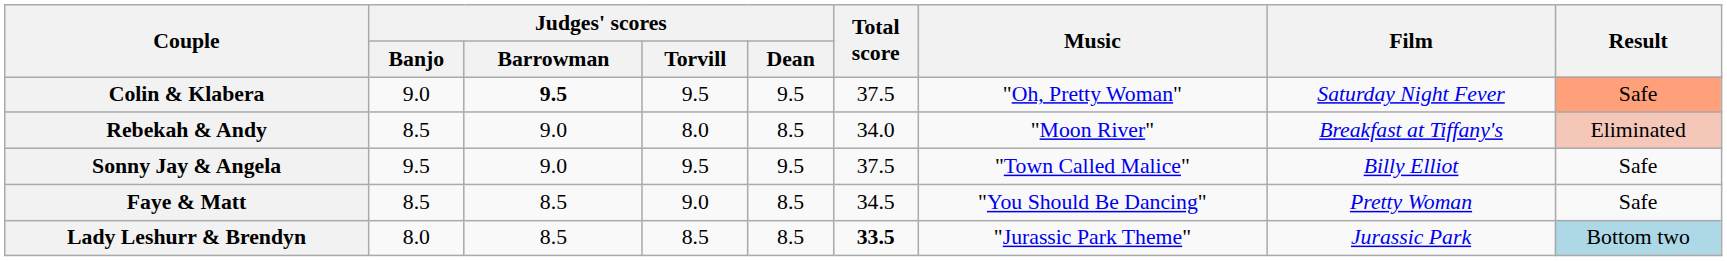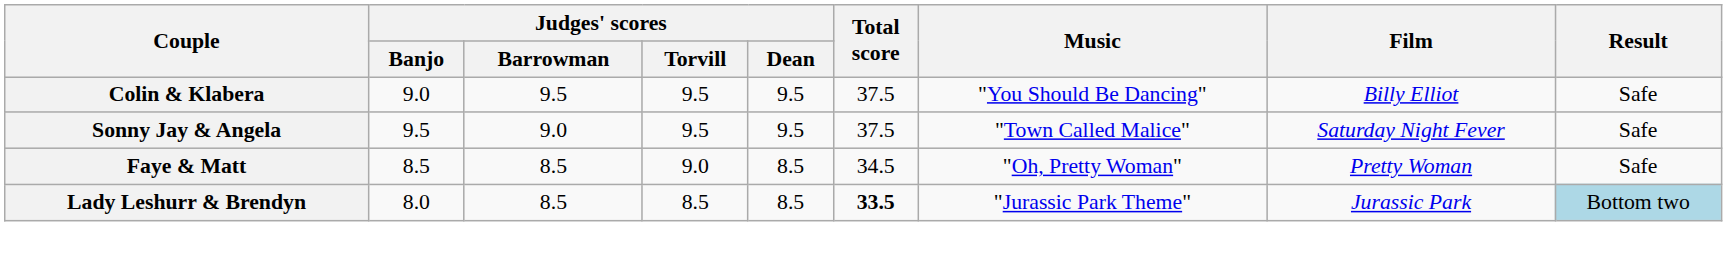(553, 94) bold -> (553, 94) normal
(1092, 94) "Oh, Pretty Woman" -> (1092, 94) "You Should Be Dancing"
(1411, 94) Saturday Night Fever -> (1411, 94) Billy Elliot
(1638, 94) lightsalmon background -> (1638, 94) no background
- row: (187, 130)
(1411, 166) Billy Elliot -> (1411, 130) Saturday Night Fever
(1092, 202) "You Should Be Dancing" -> (1092, 166) "Oh, Pretty Woman"
